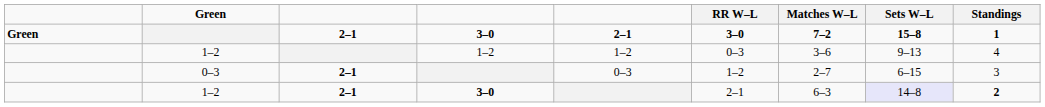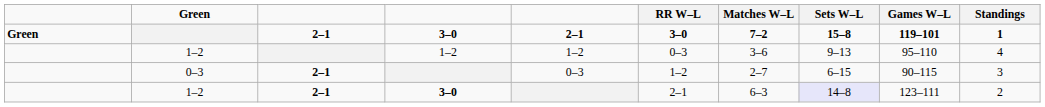+ column: (919, 14)
(996, 92) bold -> (1000, 92) normal
